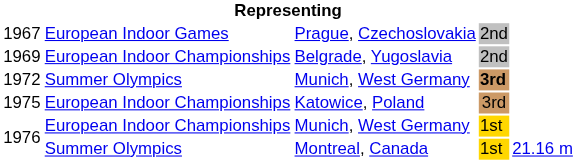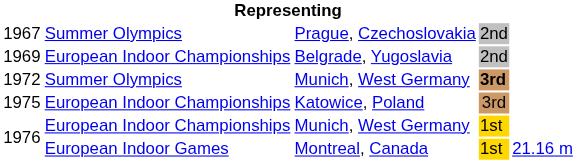(137, 33) European Indoor Games -> (113, 33) Summer Olympics
(113, 149) Summer Olympics -> (137, 149) European Indoor Games
